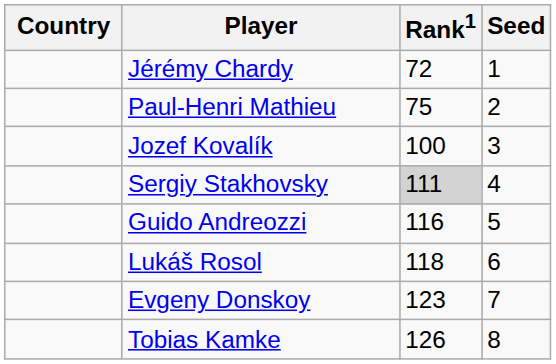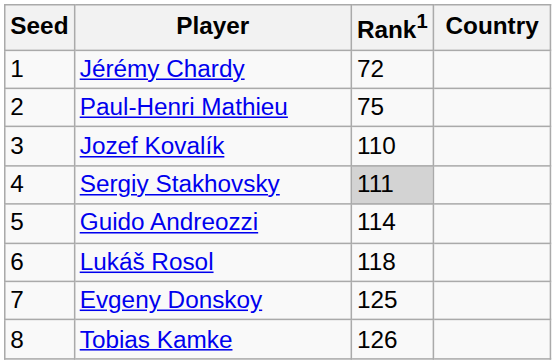columns swapped: (64, 27) <-> (516, 27)
(425, 146) 100 -> (376, 146) 110
(425, 223) 116 -> (376, 223) 114
(425, 300) 123 -> (377, 300) 125
